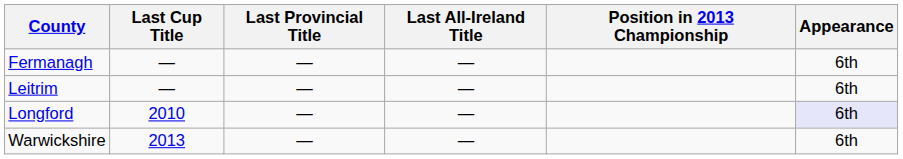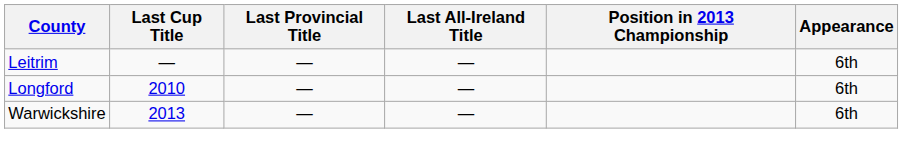- row: (50, 62)
(847, 114) lavender background -> (847, 88) no background
